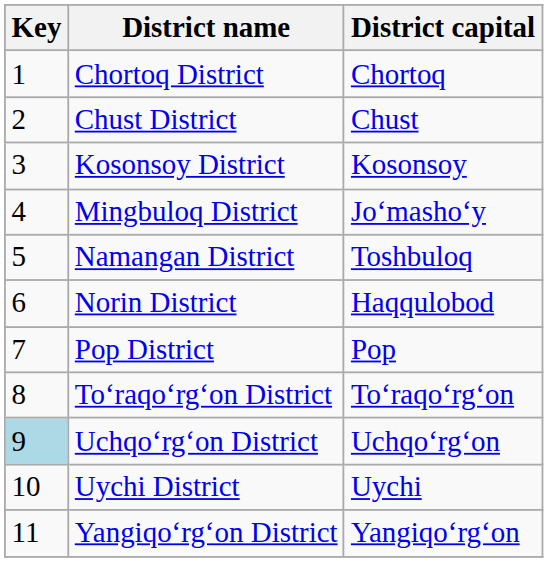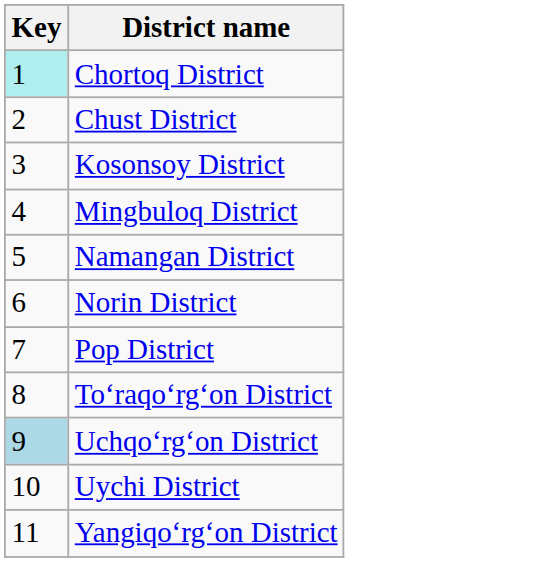- column: (443, 27)
(19, 73) no background -> (19, 73) paleturquoise background
